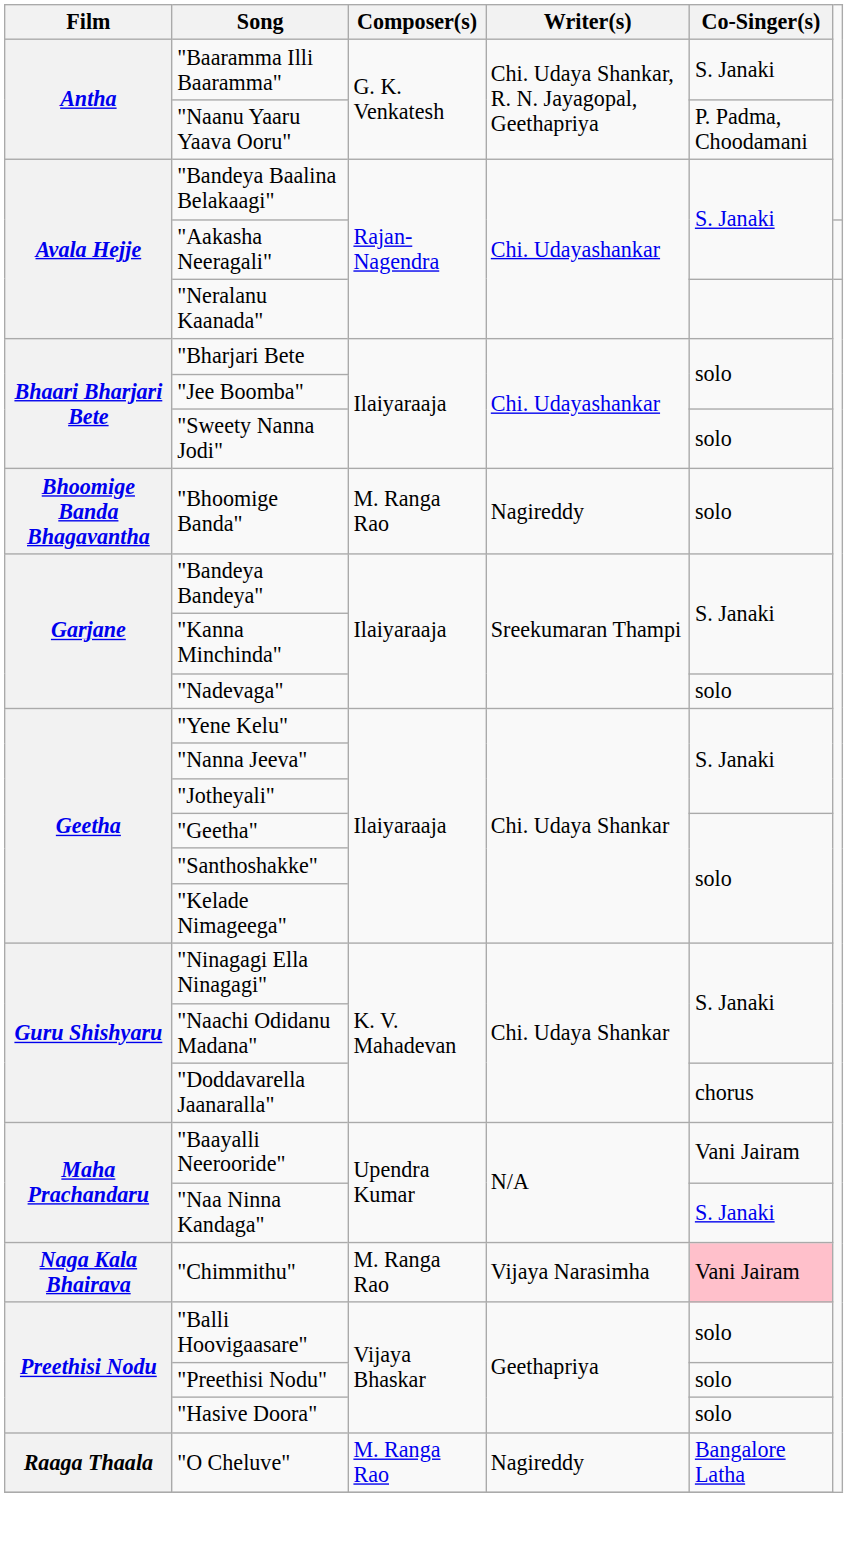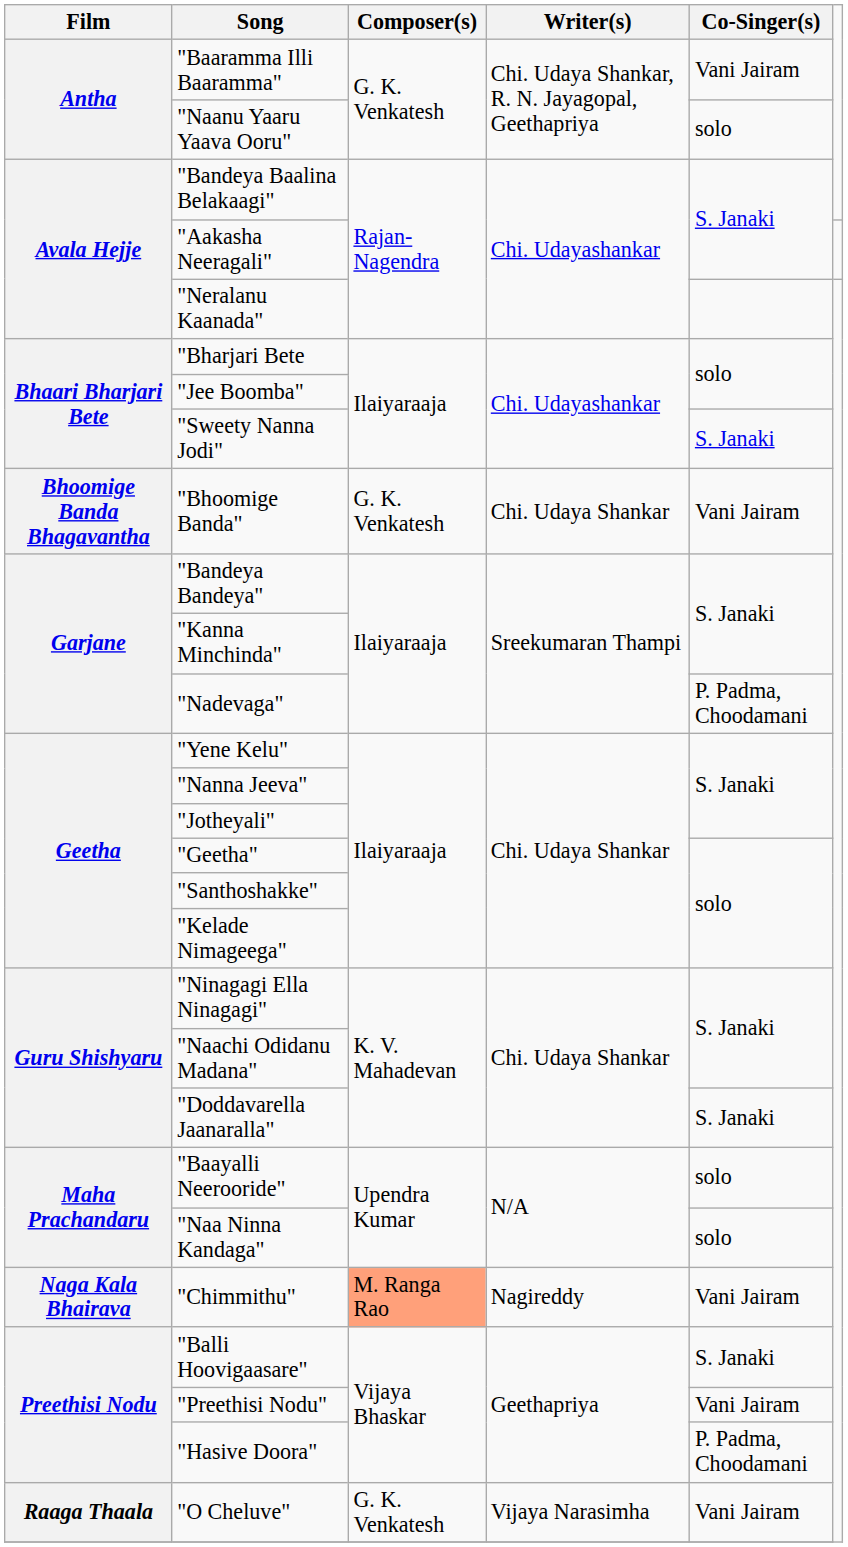(735, 69) S. Janaki -> (747, 69) Vani Jairam
(751, 129) P. Padma, Choodamani -> (713, 129) solo
(713, 438) solo -> (735, 438) S. Janaki
(397, 511) M. Ranga Rao -> (399, 511) G. K. Venkatesh
(537, 511) Nagireddy -> (580, 511) Chi. Udaya Shankar
(713, 511) solo -> (747, 511) Vani Jairam
(713, 690) solo -> (751, 703) P. Padma, Choodamani
(724, 1092) chorus -> (735, 1117) S. Janaki
(747, 1152) Vani Jairam -> (713, 1177) solo
(735, 1212) S. Janaki -> (713, 1237) solo
(397, 1272) no background -> (397, 1297) lightsalmon background
(570, 1272) Vijaya Narasimha -> (537, 1297) Nagireddy
(747, 1272) pink background -> (747, 1297) no background
(713, 1332) solo -> (735, 1356) S. Janaki
(713, 1379) solo -> (747, 1404) Vani Jairam
(713, 1414) solo -> (751, 1451) P. Padma, Choodamani
(397, 1462) M. Ranga Rao -> (399, 1511) G. K. Venkatesh
(537, 1462) Nagireddy -> (570, 1511) Vijaya Narasimha
(740, 1462) Bangalore Latha -> (747, 1511) Vani Jairam
